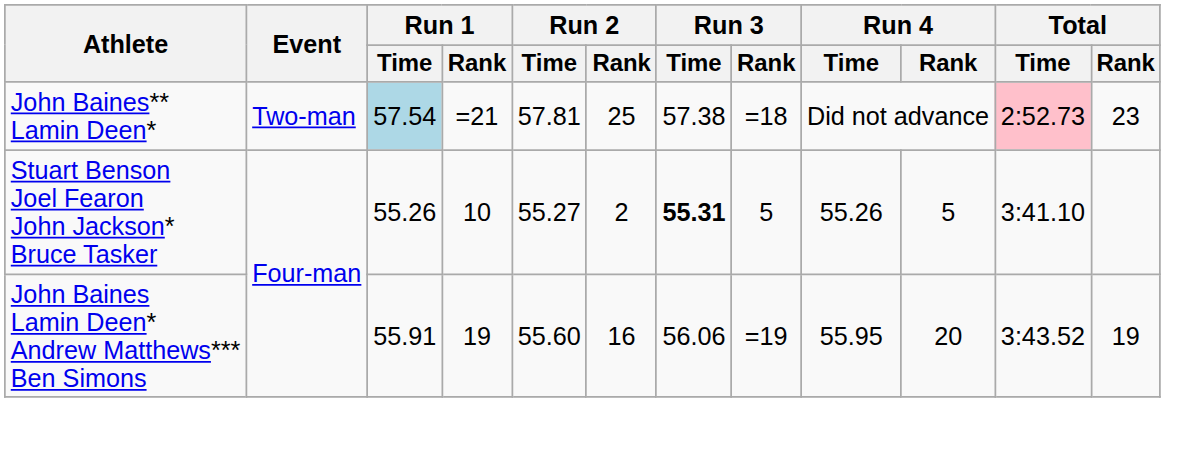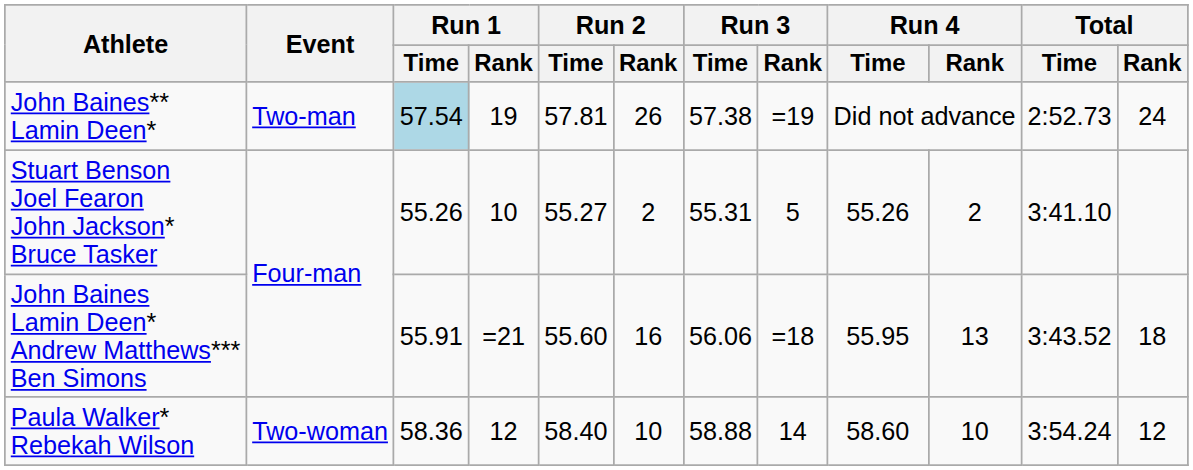(477, 117) =21 -> (504, 117) 19
(622, 117) 25 -> (648, 117) 26
(766, 117) =18 -> (793, 117) =19
(1043, 117) pink background -> (1069, 117) no background
(1126, 117) 23 -> (1152, 117) 24
(694, 212) bold -> (721, 212) normal
(948, 212) 5 -> (975, 212) 2
(477, 336) 19 -> (504, 336) =21
(766, 336) =19 -> (793, 336) =18
(948, 336) 20 -> (975, 336) 13
(1126, 336) 19 -> (1152, 336) 18
+ row: (102, 432)
